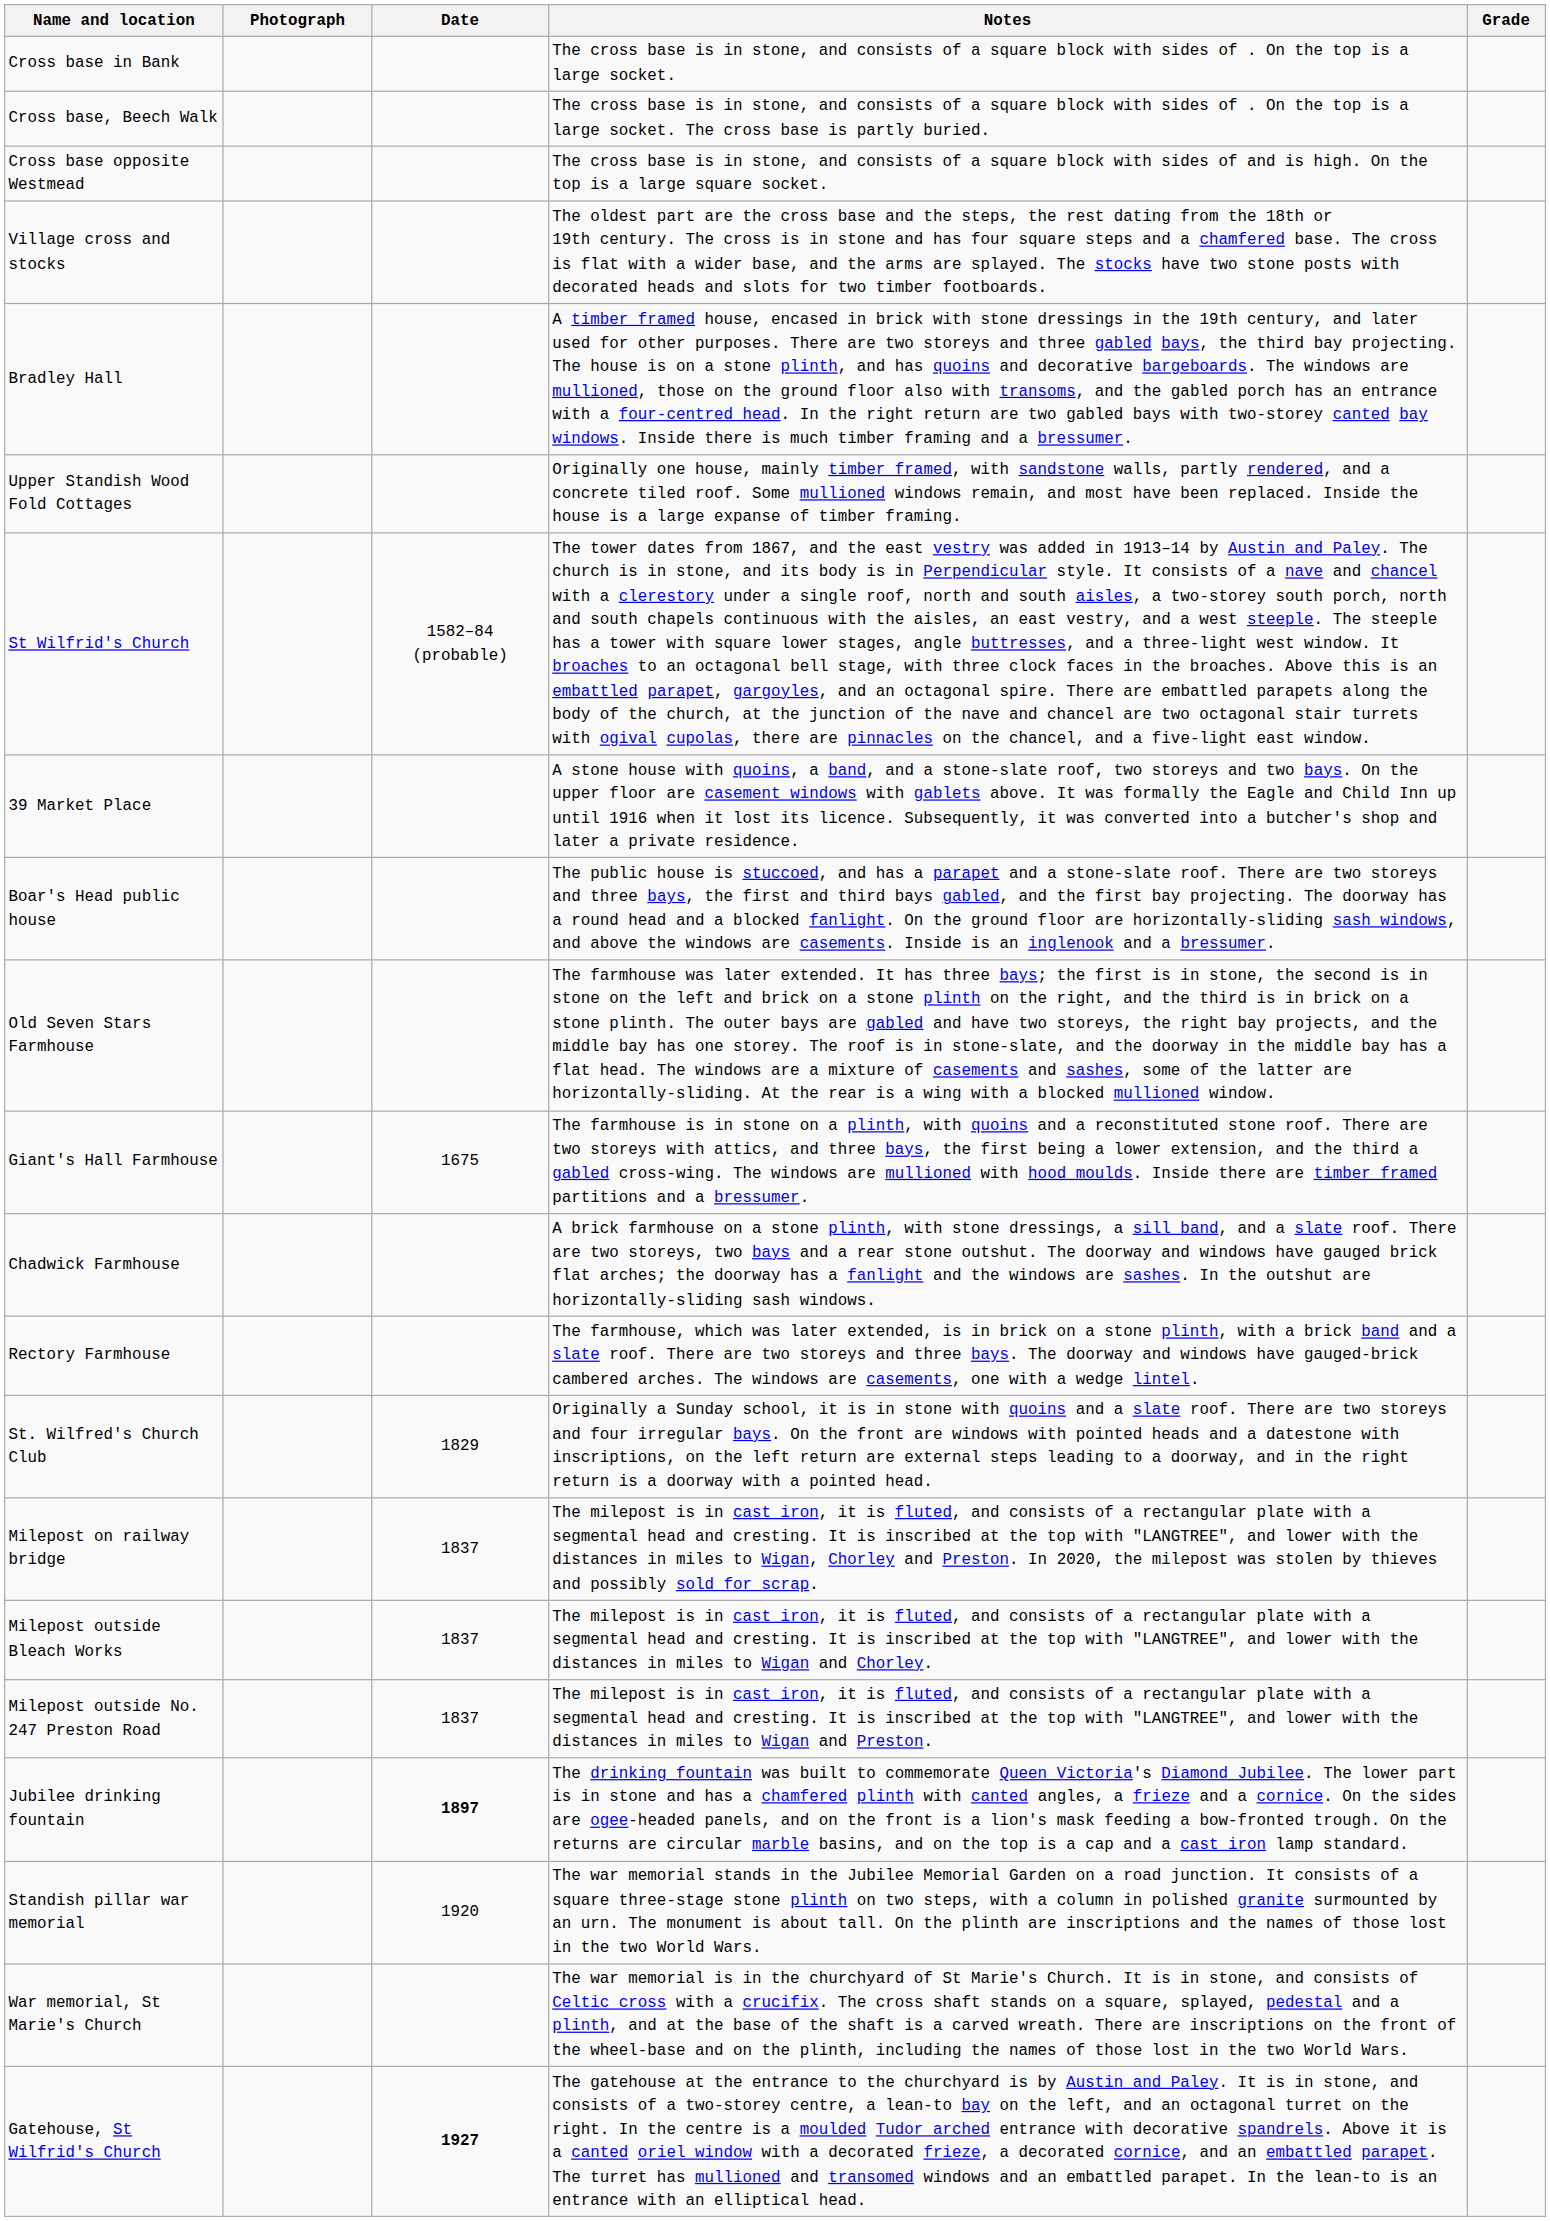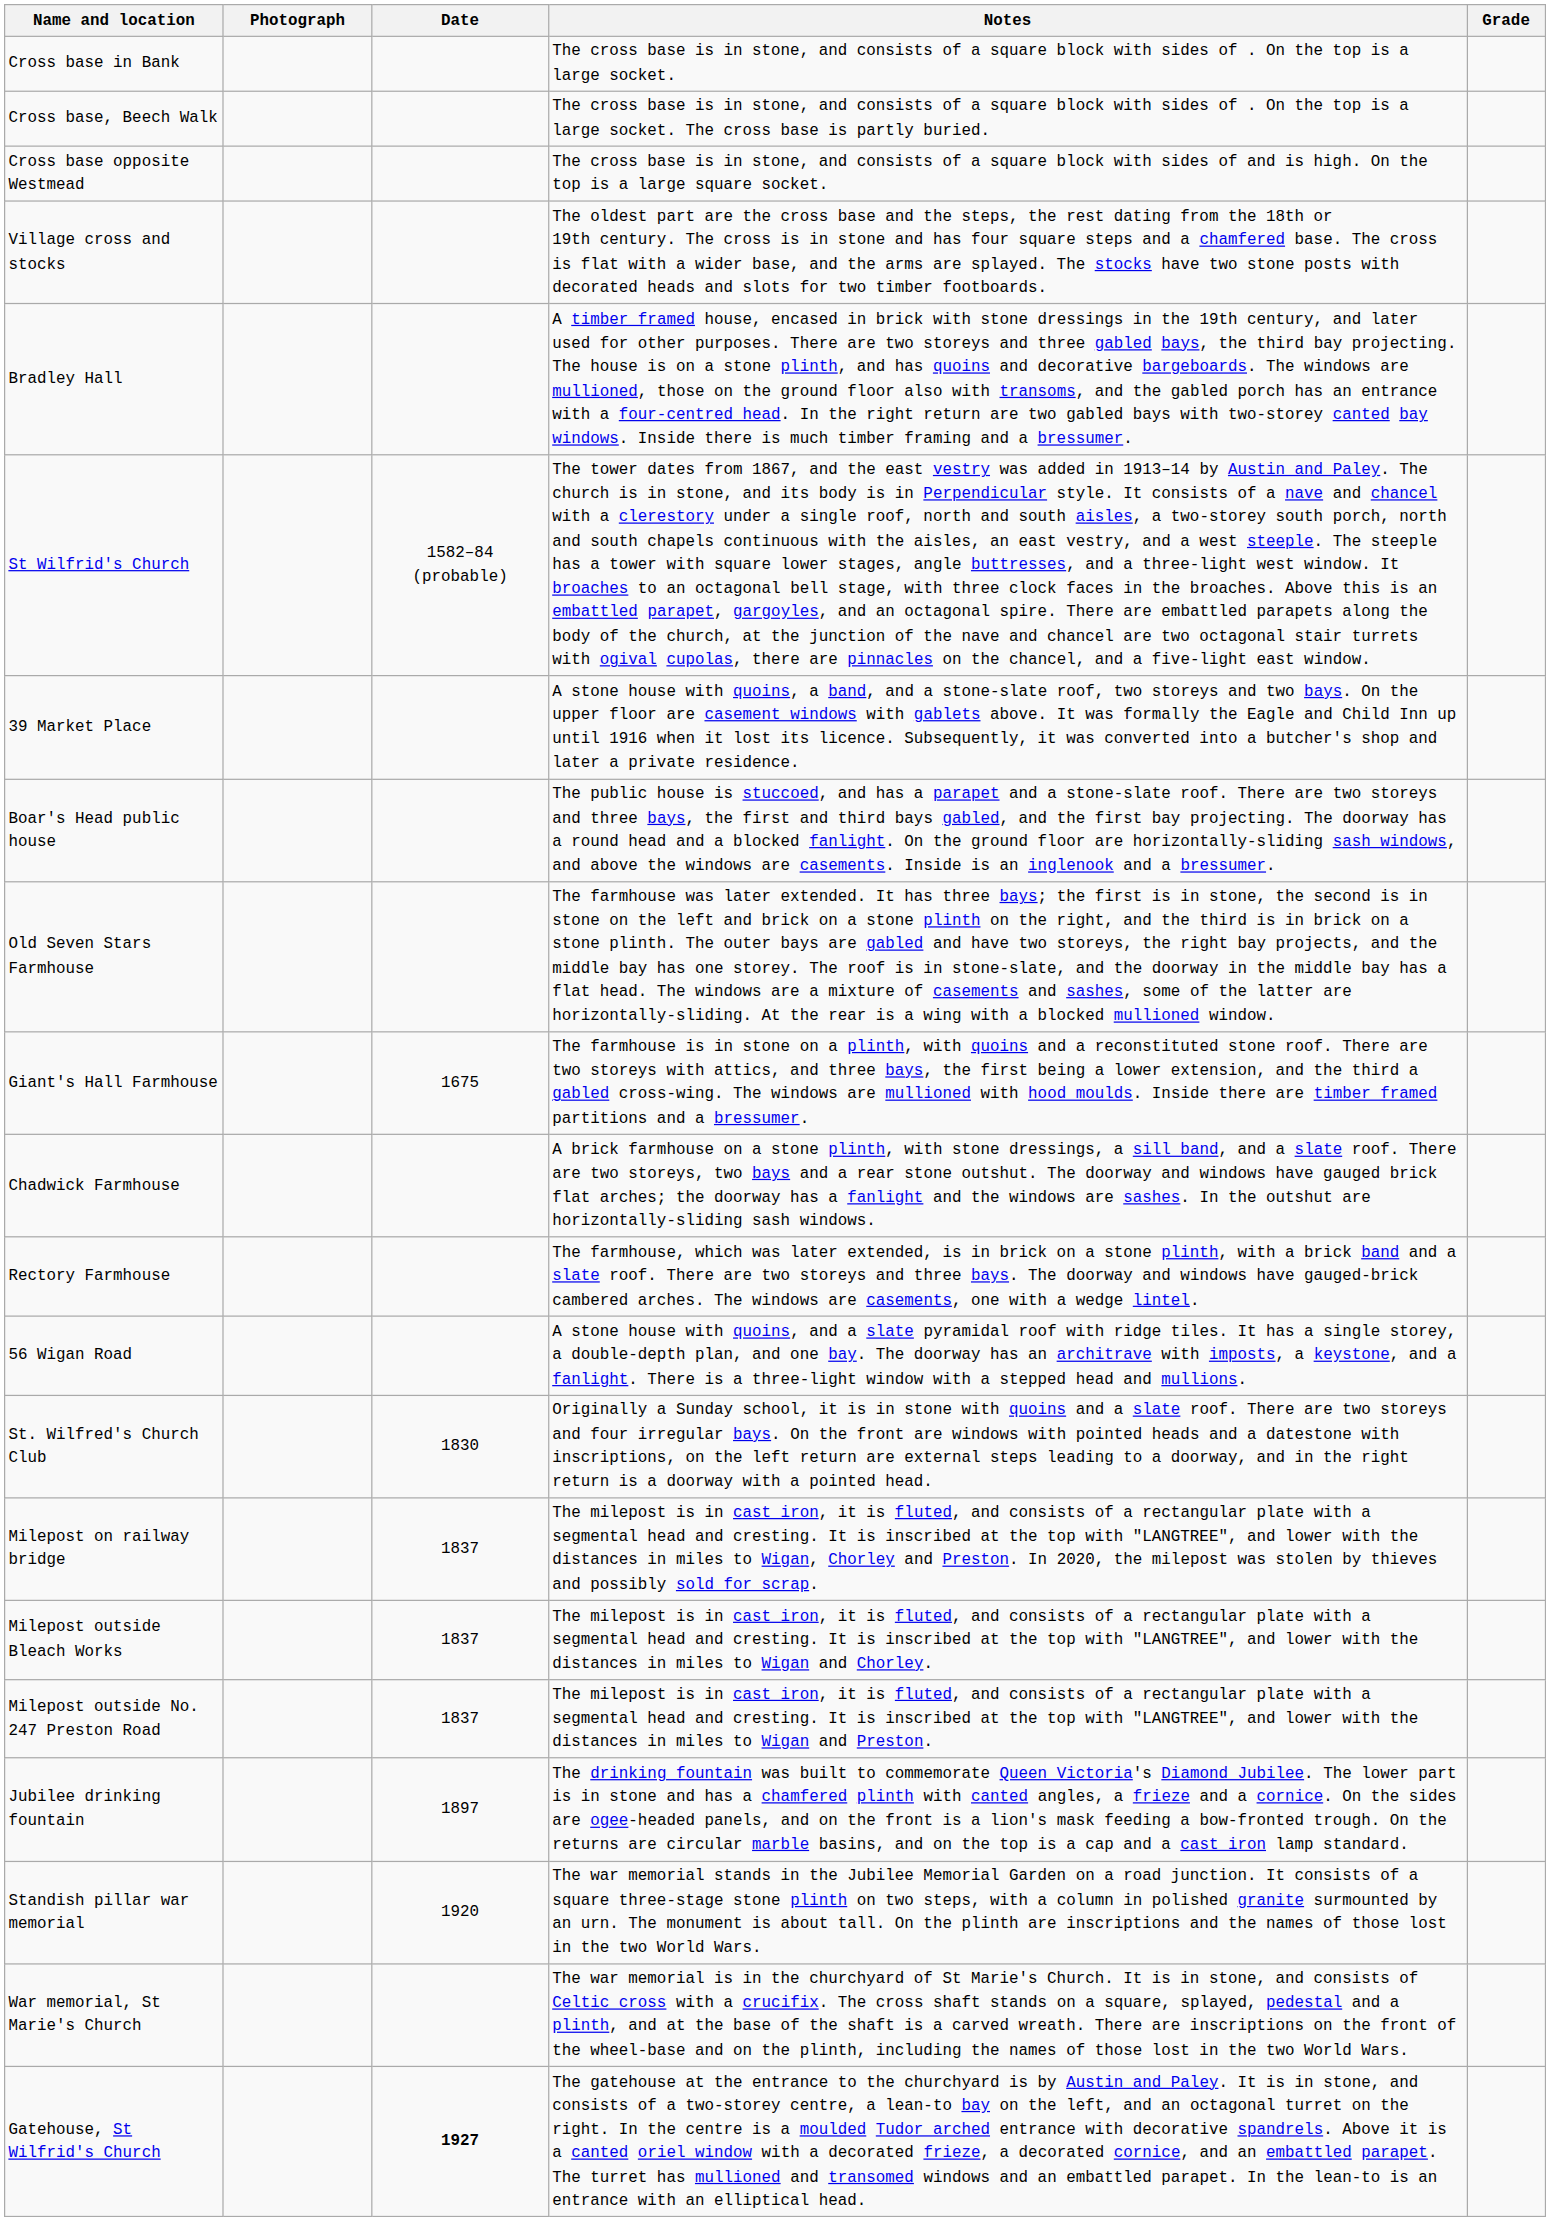- row: (99, 493)
+ row: (70, 1355)
(460, 1446) 1829 -> (460, 1446) 1830
(460, 1809) bold -> (460, 1809) normal
